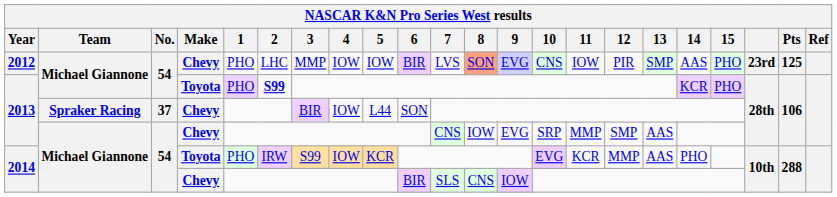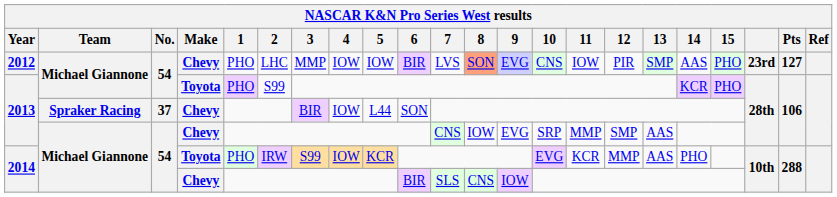(792, 63) 125 -> (792, 63) 127
(274, 86) bold -> (274, 86) normal
